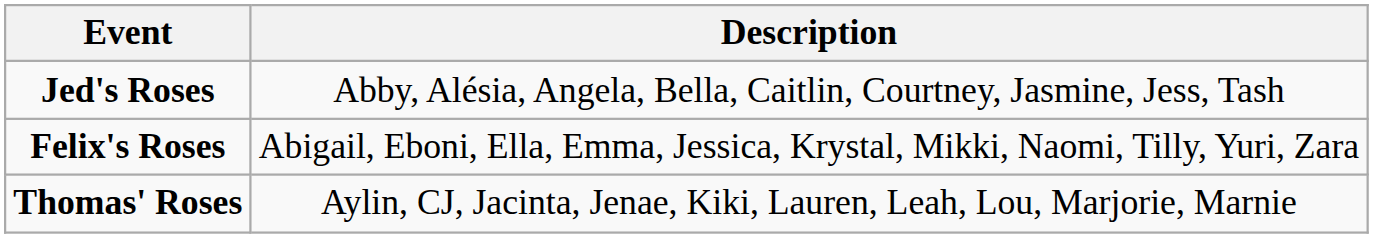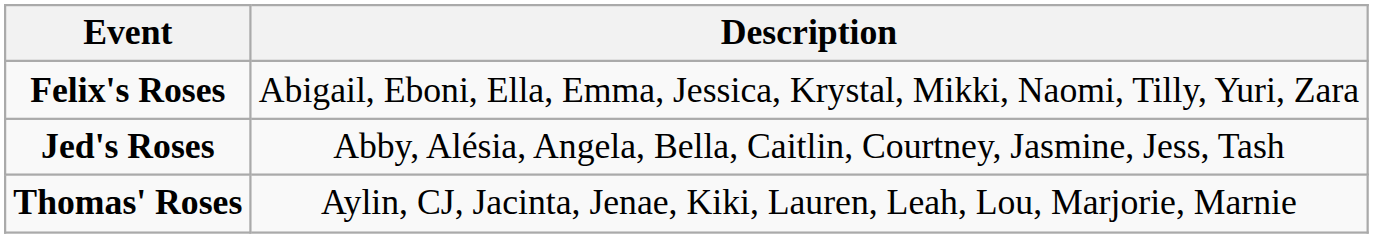rows swapped: (128, 145) <-> (128, 89)
